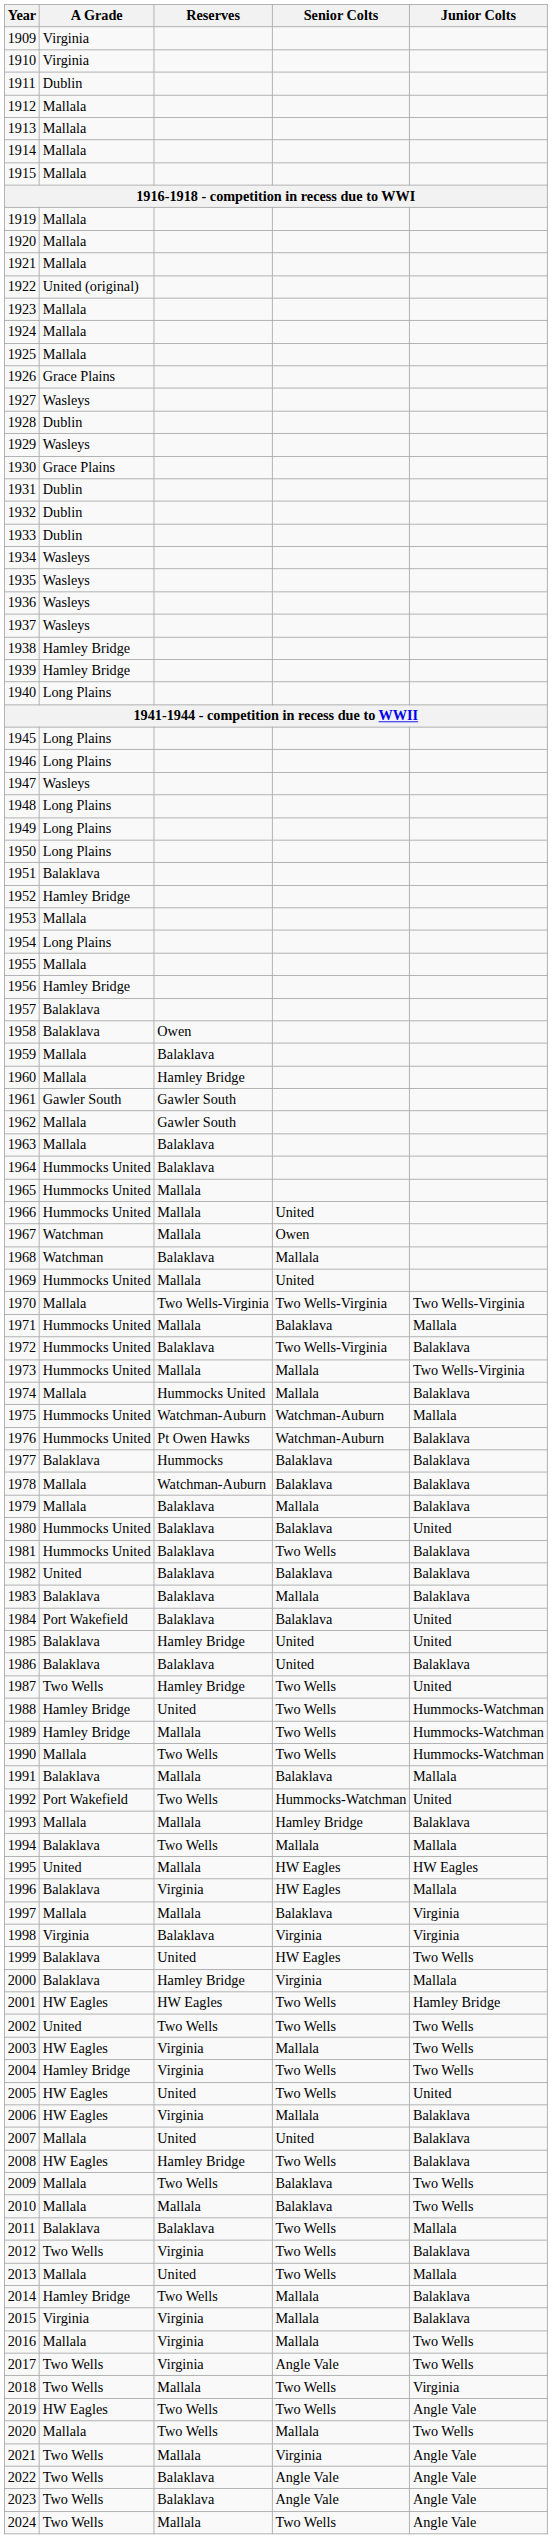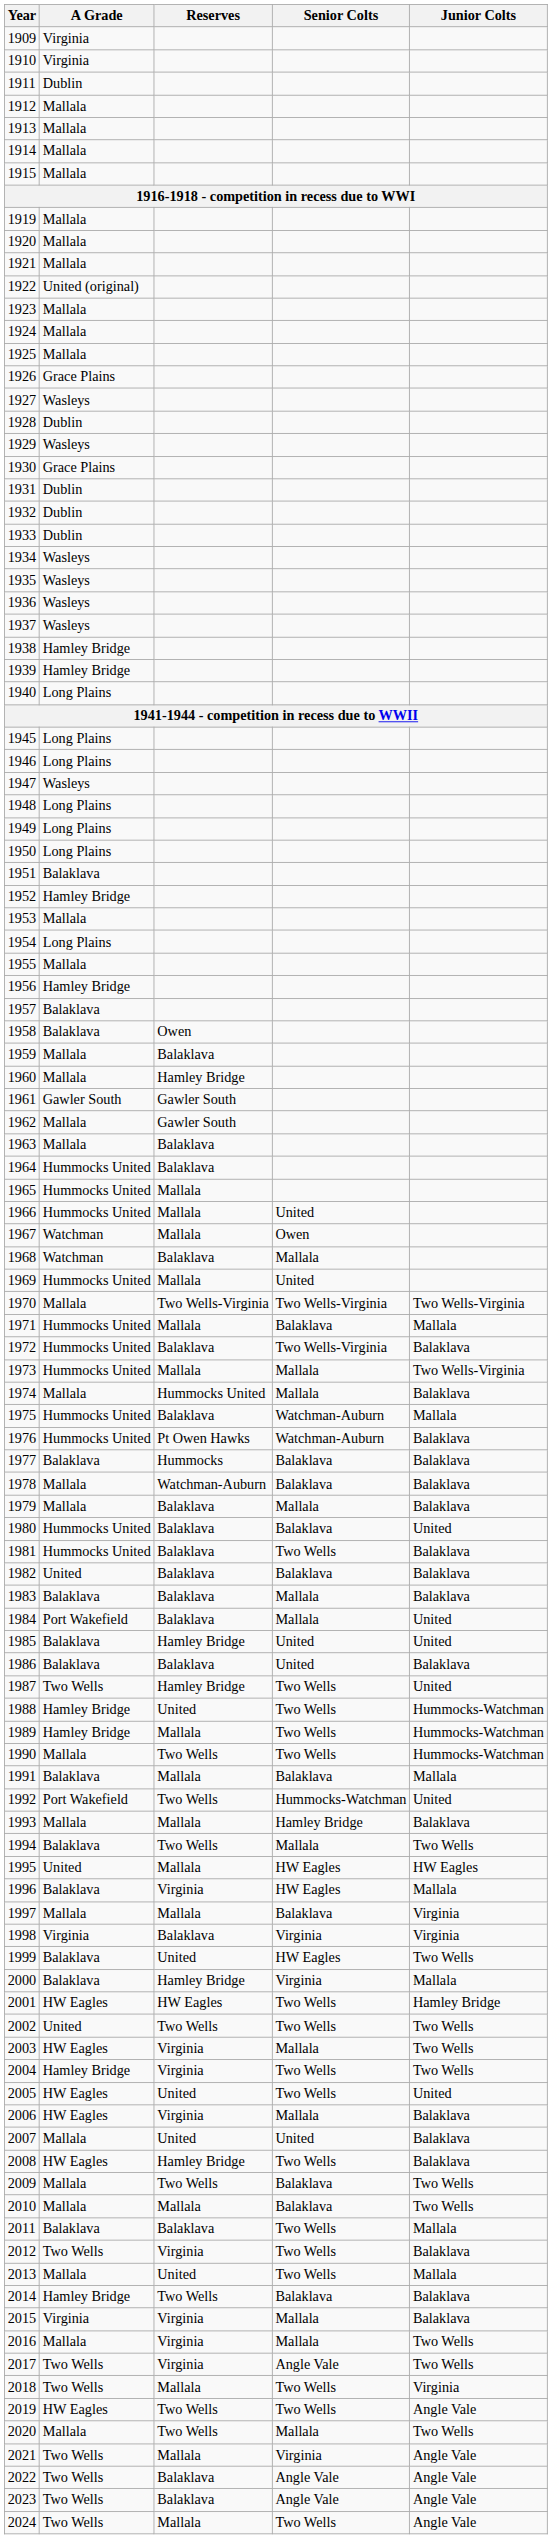(212, 1415) Watchman-Auburn -> (186, 1415) Balaklava
(304, 1619) Balaklava -> (297, 1619) Mallala
(435, 1845) Mallala -> (443, 1845) Two Wells
(297, 2296) Mallala -> (304, 2296) Balaklava
